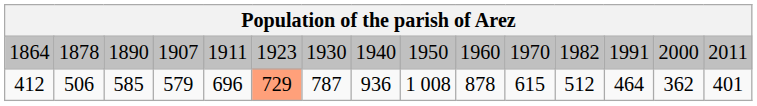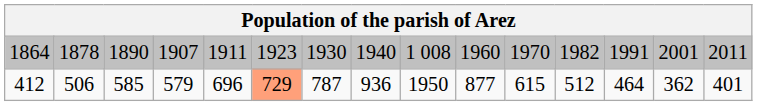(428, 52) 1950 -> (428, 52) 1 008
(679, 52) 2000 -> (679, 52) 2001
(428, 84) 1 008 -> (428, 84) 1950
(480, 84) 878 -> (480, 84) 877
